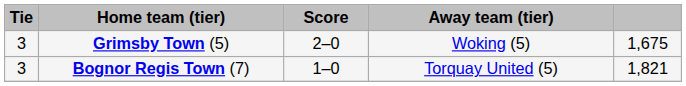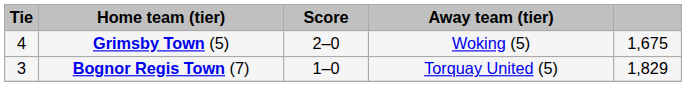(21, 44) 3 -> (21, 44) 4
(648, 69) 1,821 -> (648, 69) 1,829
